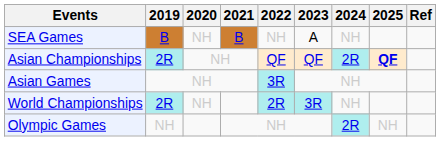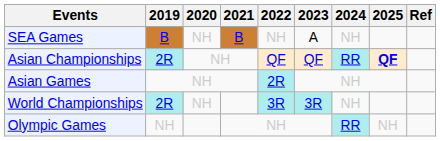(351, 59) 2R -> (351, 59) RR
(276, 81) 3R -> (276, 81) 2R
(276, 103) 2R -> (276, 103) 3R
(351, 125) 2R -> (351, 125) RR
